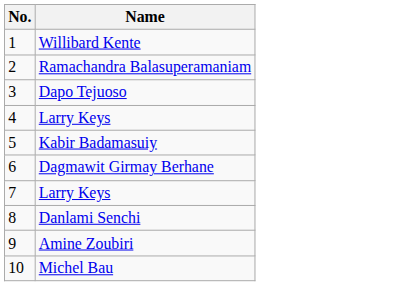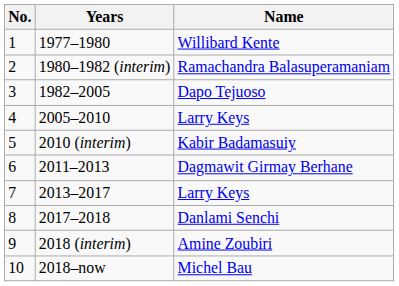+ column: (105, 17)
